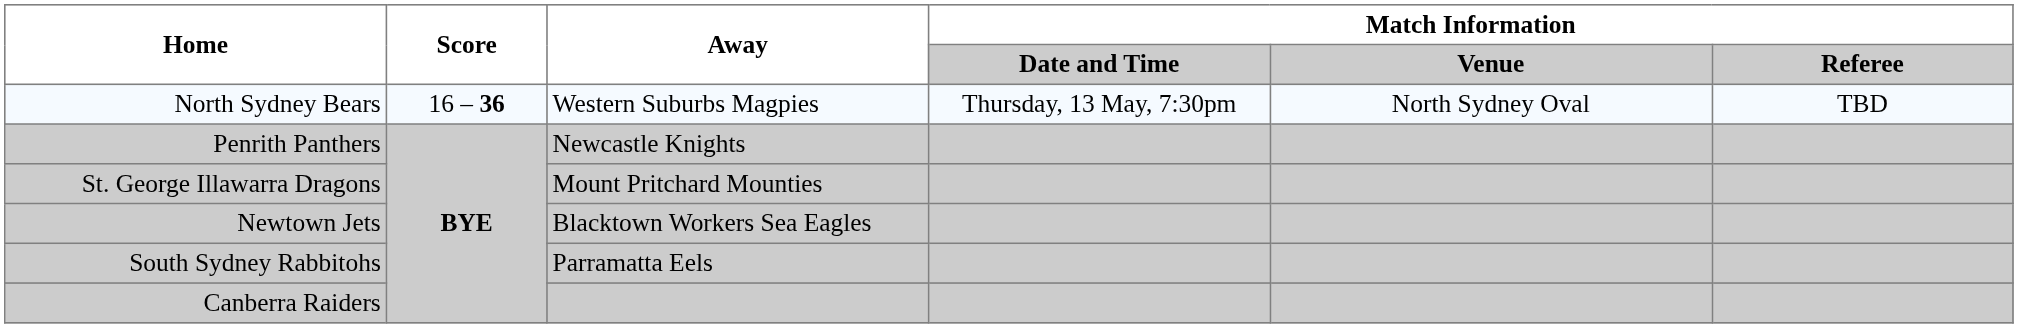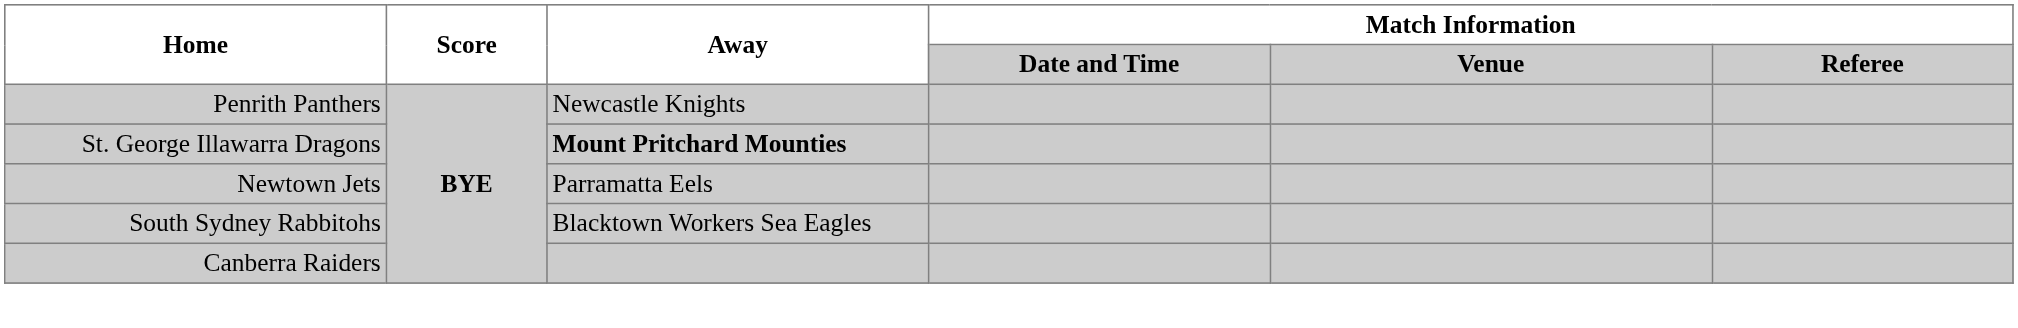- row: (278, 103)
(688, 183) normal -> (700, 143) bold
(712, 223) Blacktown Workers Sea Eagles -> (633, 183) Parramatta Eels
(633, 262) Parramatta Eels -> (712, 223) Blacktown Workers Sea Eagles
